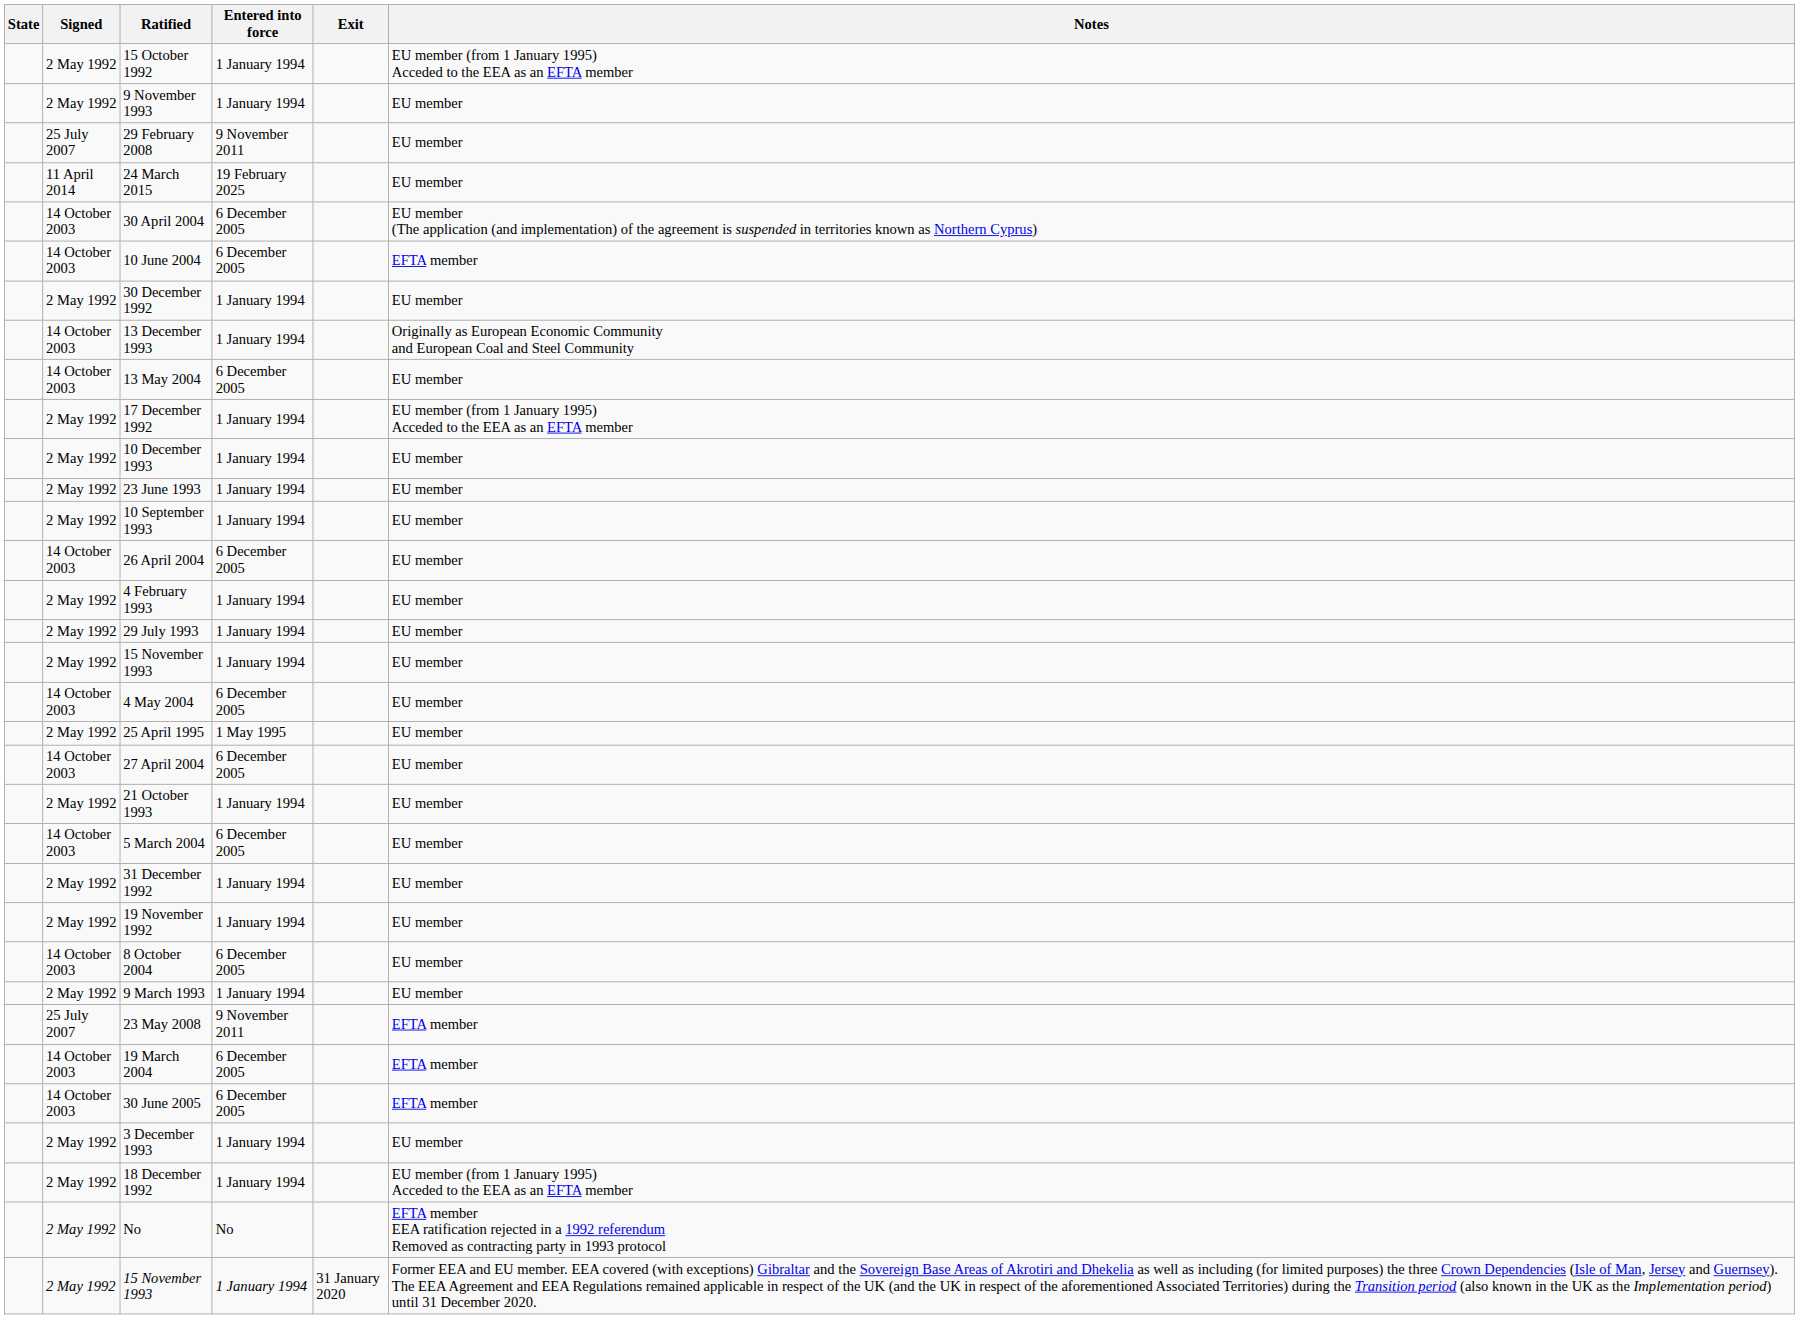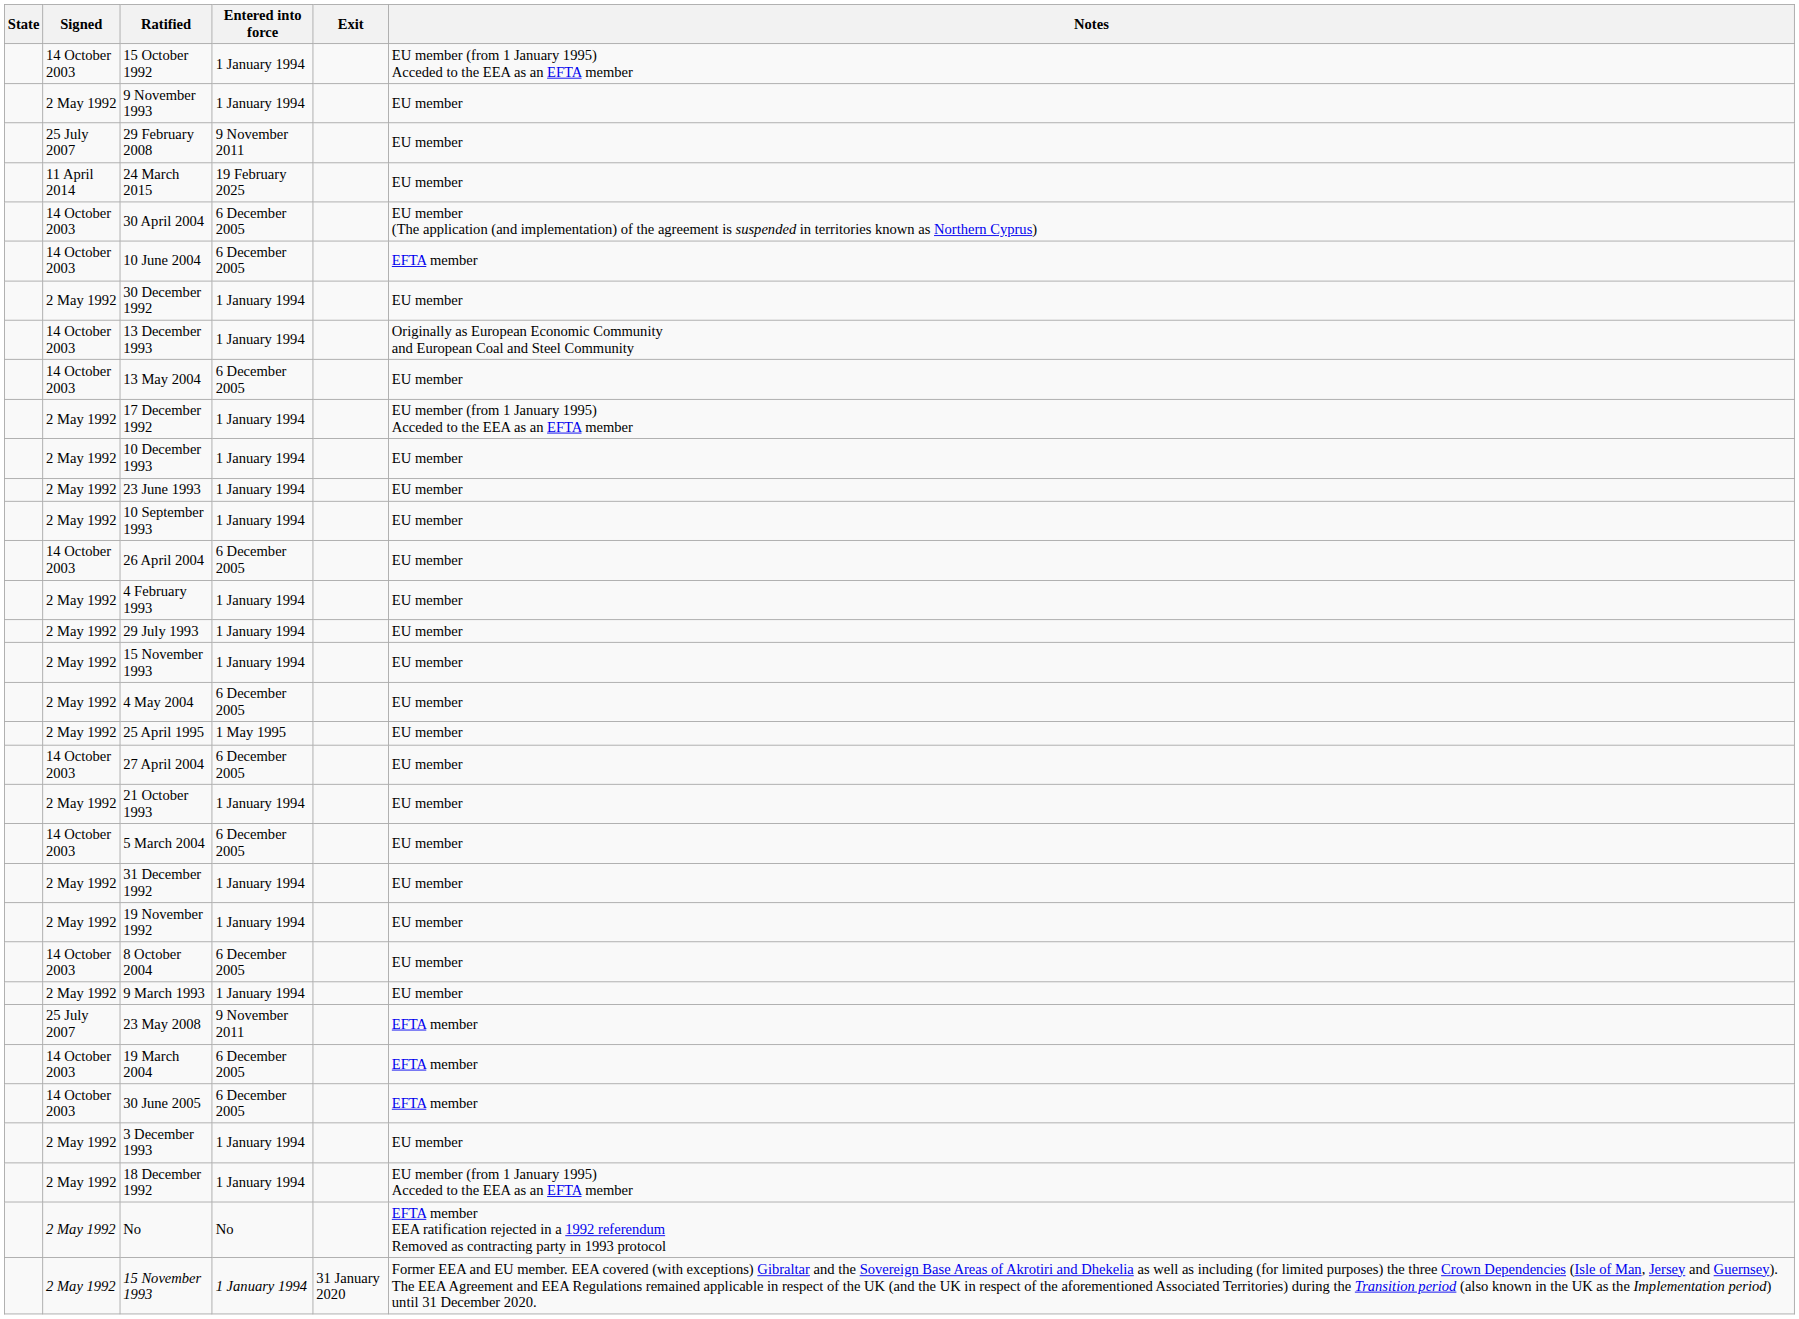(81, 63) 2 May 1992 -> (79, 63) 14 October 2003
(79, 701) 14 October 2003 -> (81, 701) 2 May 1992
